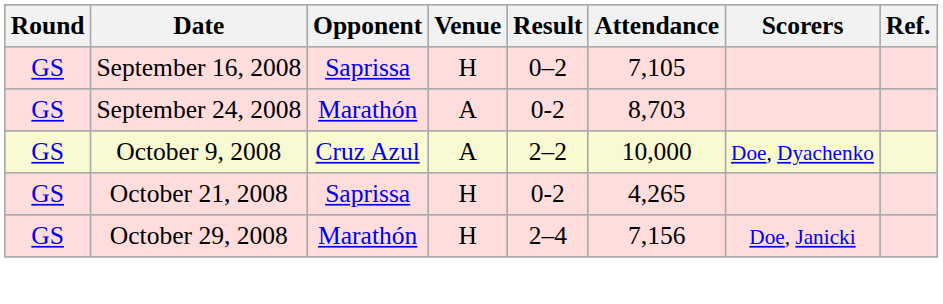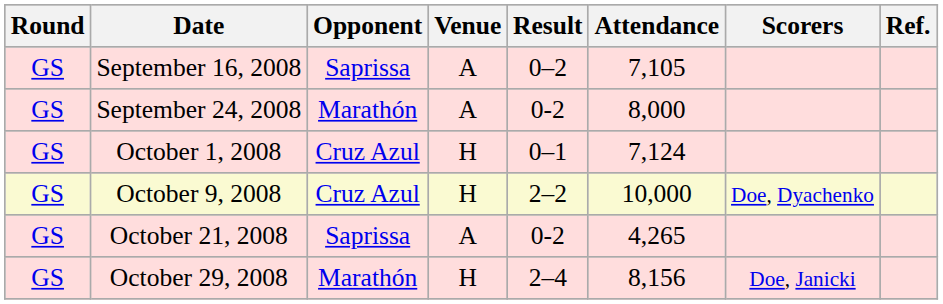(468, 67) H -> (468, 67) A
(657, 109) 8,703 -> (657, 109) 8,000
+ row: (199, 152)
(468, 152) A -> (468, 194) H
(468, 194) H -> (468, 236) A
(657, 236) 7,156 -> (657, 278) 8,156
